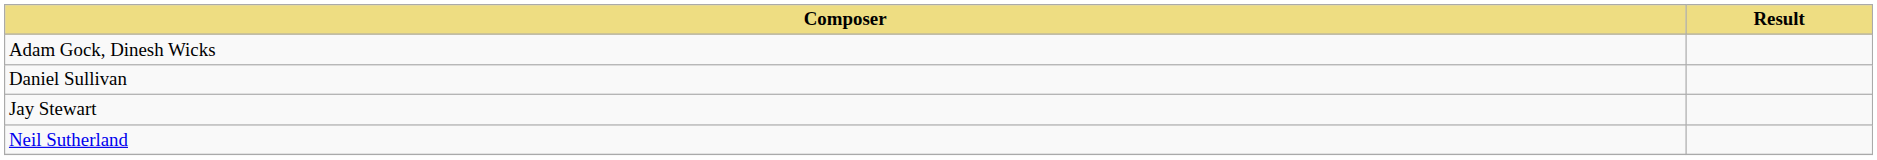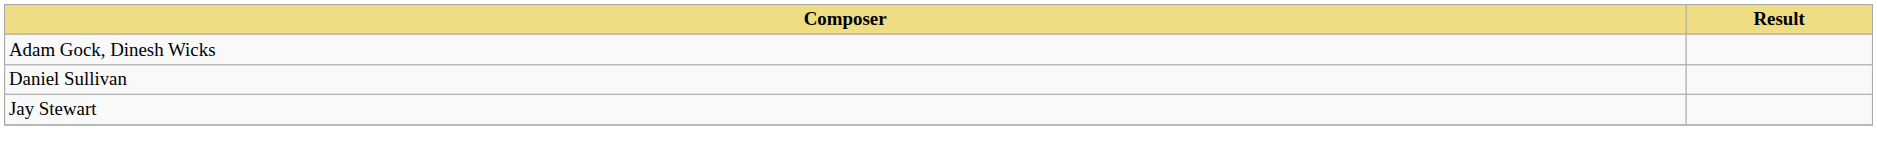- row: (68, 139)
